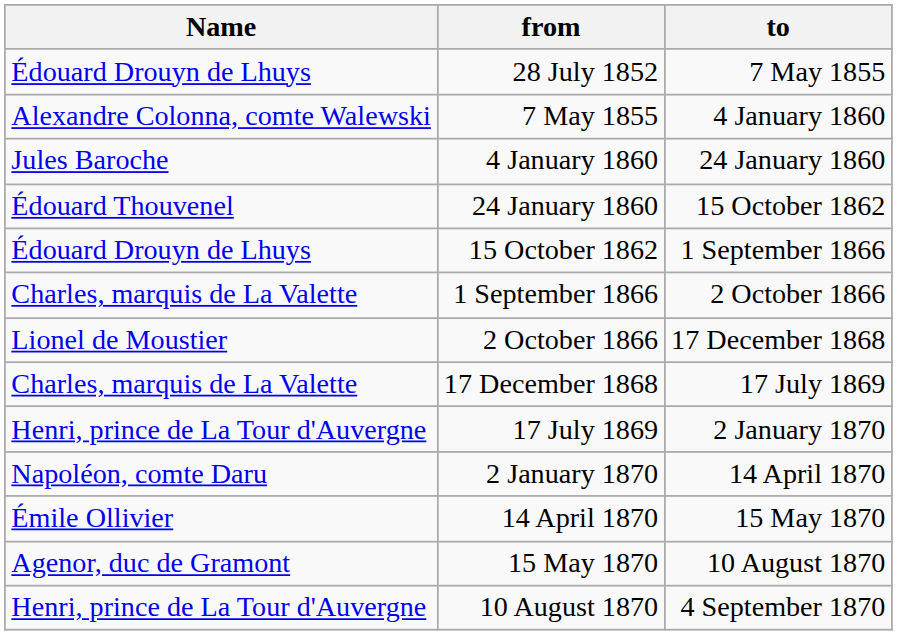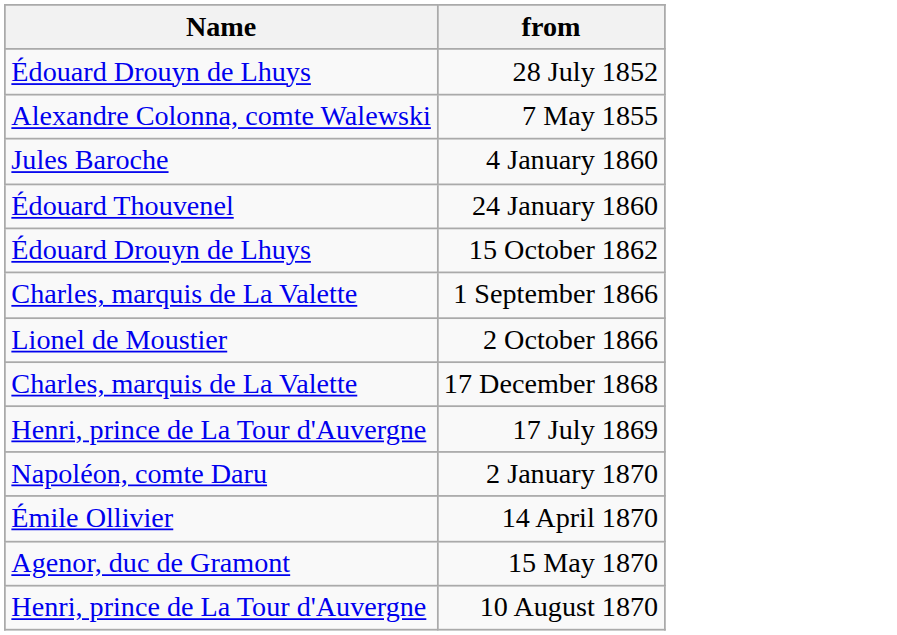- column: (778, 26)
